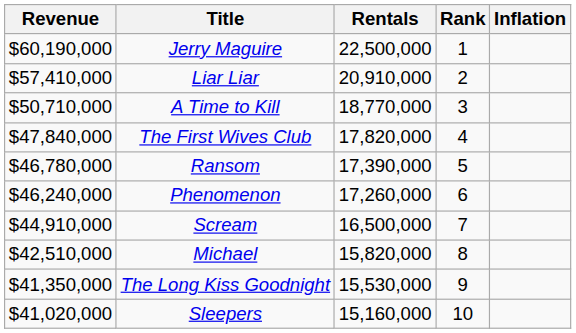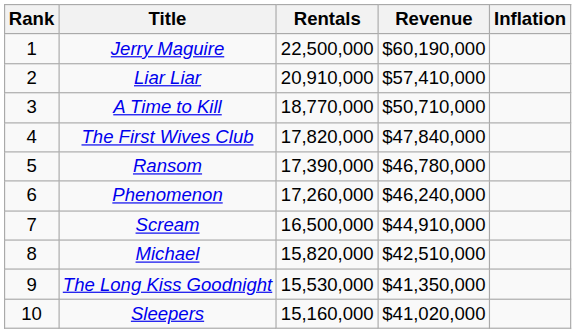columns swapped: (463, 19) <-> (60, 19)
